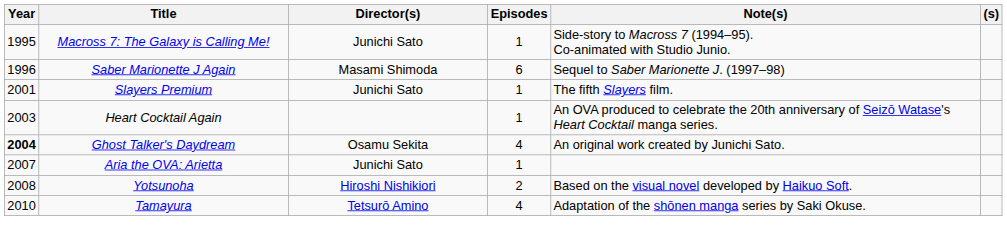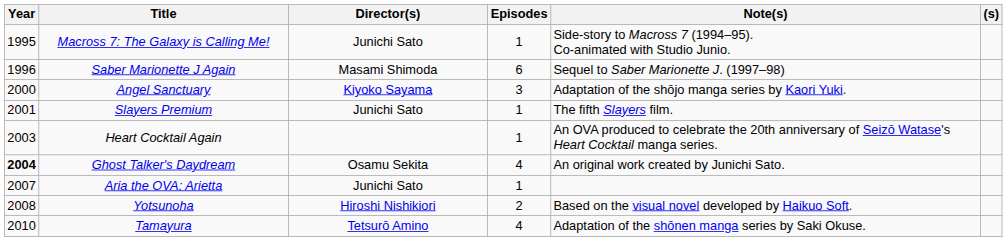+ row: (163, 89)
